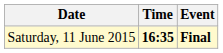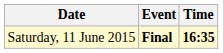columns swapped: (158, 15) <-> (197, 15)
